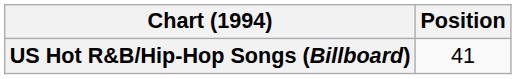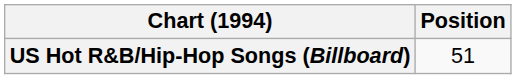(463, 55) 41 -> (463, 55) 51
